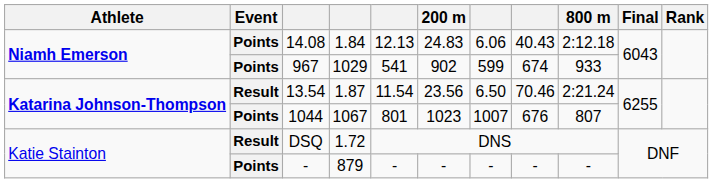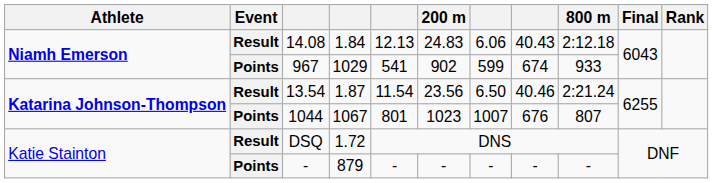(256, 42) Points -> (256, 42) Result
(535, 92) 70.46 -> (535, 92) 40.46
